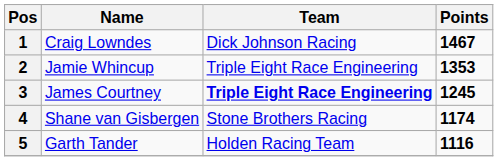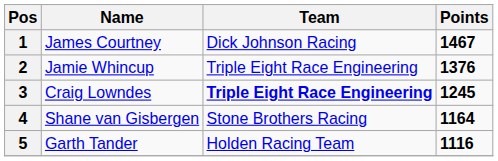(98, 43) Craig Lowndes -> (103, 43) James Courtney
(458, 68) 1353 -> (458, 68) 1376
(103, 93) James Courtney -> (98, 93) Craig Lowndes
(457, 118) 1174 -> (457, 118) 1164
